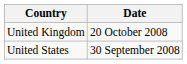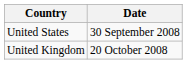rows swapped: (38, 50) <-> (46, 31)
